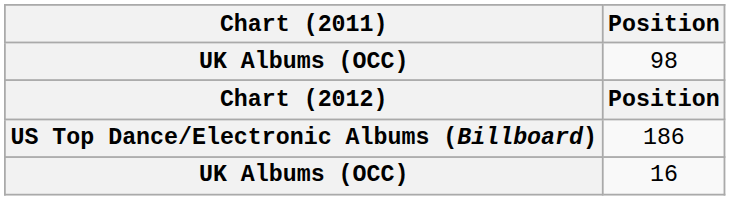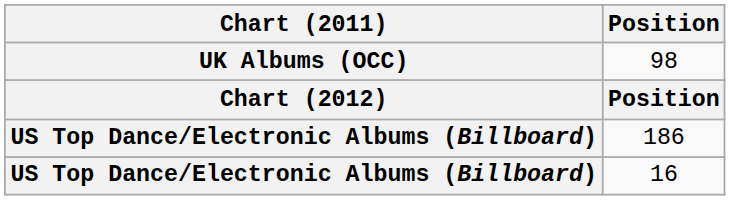(304, 176) UK Albums (OCC) -> (304, 176) US Top Dance/Electronic Albums (Billboard)
